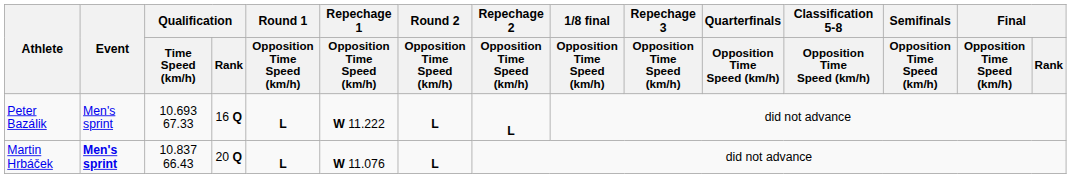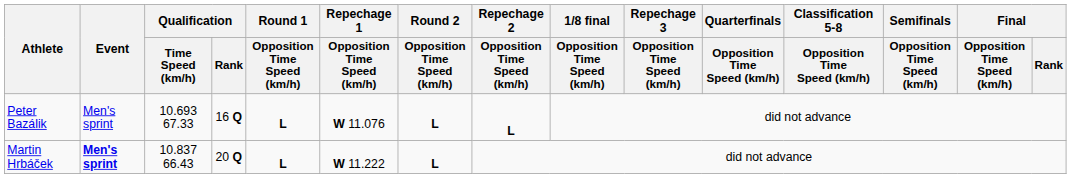(359, 124) W 11.222 -> (359, 124) W 11.076
(359, 164) W 11.076 -> (359, 164) W 11.222
